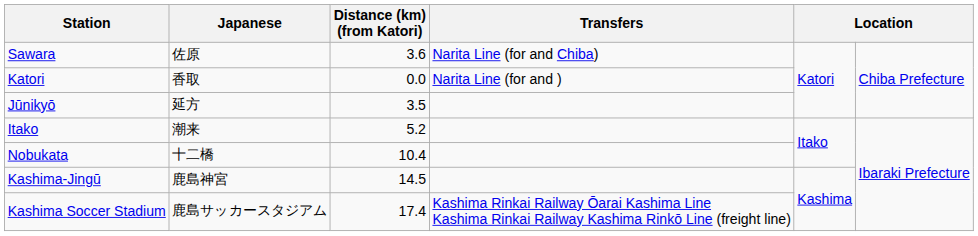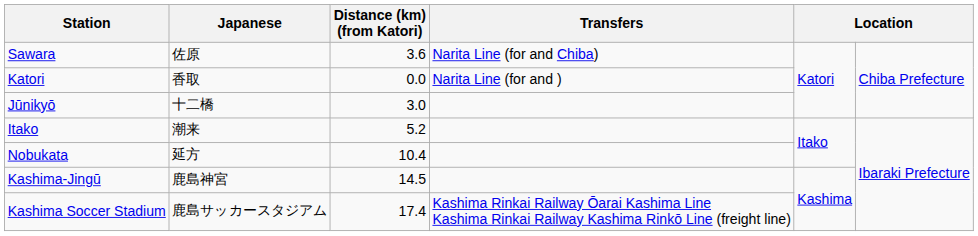(186, 104) 延方 -> (193, 104) 十二橋
(416, 105) 3.5 -> (416, 105) 3.0
(193, 154) 十二橋 -> (186, 154) 延方
